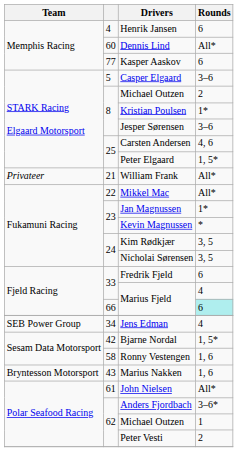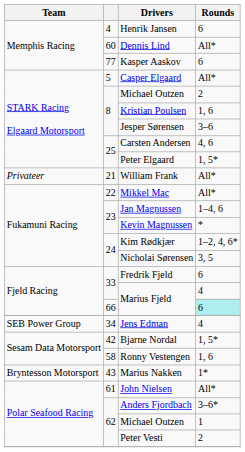(205, 77) 3–6 -> (207, 77) All*
(203, 110) 1* -> (205, 110) 1, 6
(203, 208) 1* -> (210, 208) 1–4, 6
(205, 241) 3, 5 -> (218, 241) 1–2, 4, 6*
(205, 372) 1, 6 -> (203, 372) 1*
